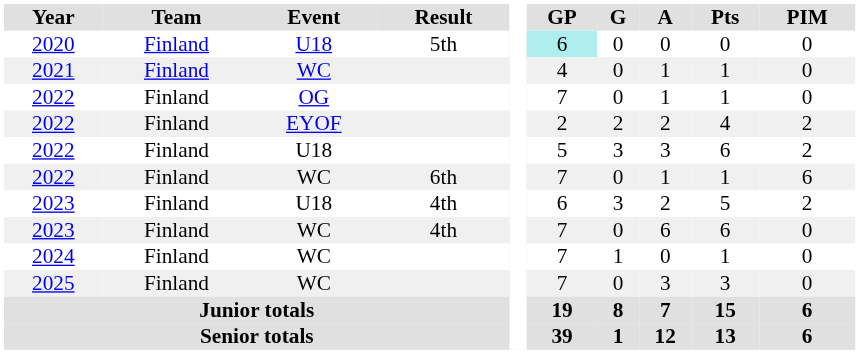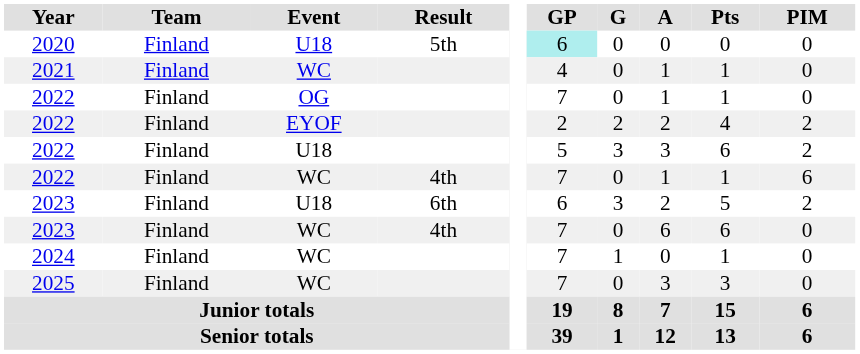(443, 176) 6th -> (443, 176) 4th
(443, 203) 4th -> (443, 203) 6th
